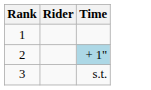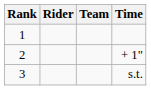+ column: (94, 14)
(96, 54) lightblue background -> (132, 54) no background
